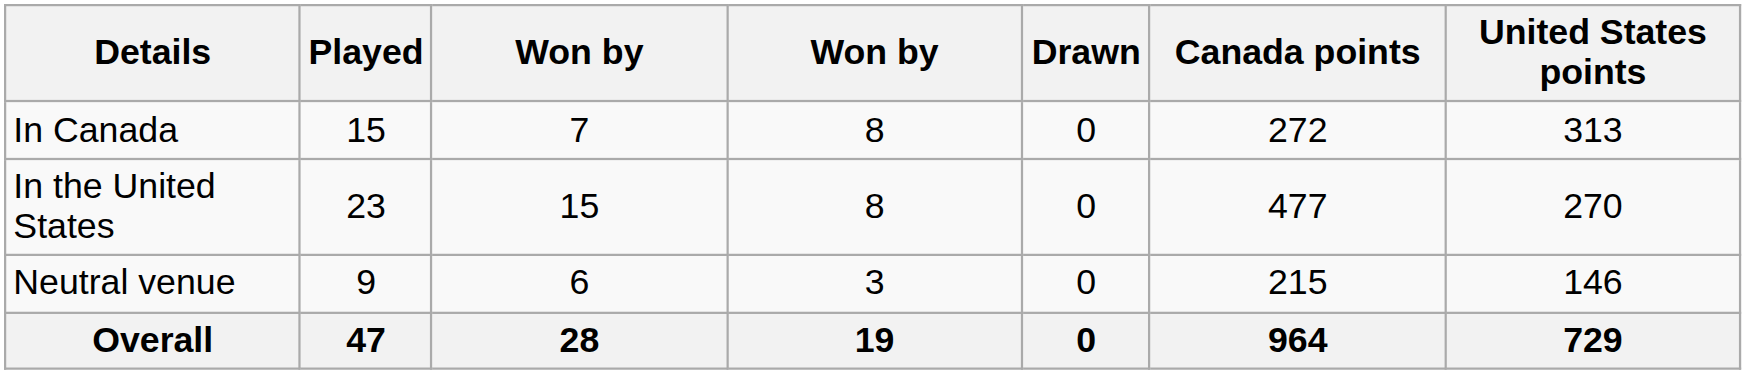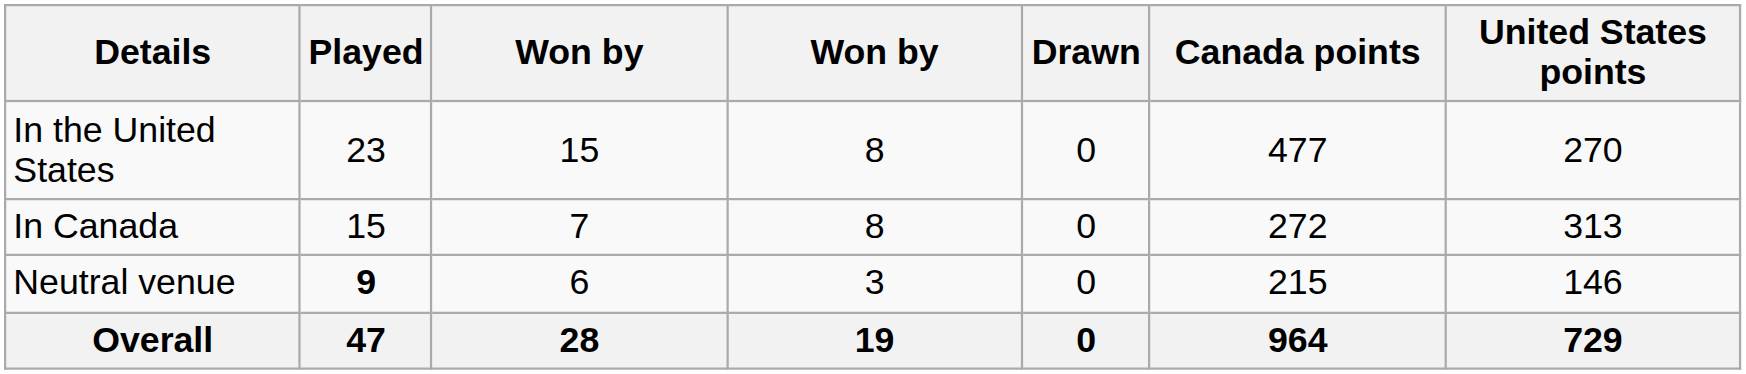rows swapped: (96, 129) <-> (115, 206)
(366, 282) normal -> (366, 282) bold
